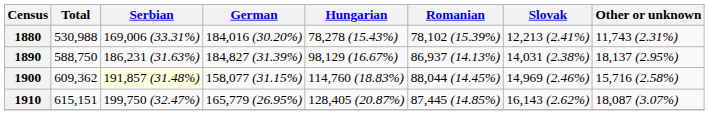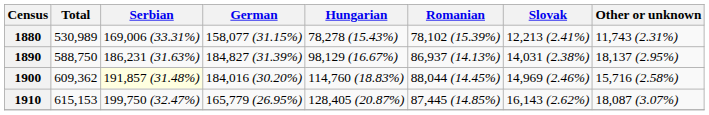(76, 36) 530,988 -> (76, 36) 530,989
(254, 36) 184,016 (30.20%) -> (254, 36) 158,077 (31.15%)
(254, 78) 158,077 (31.15%) -> (254, 78) 184,016 (30.20%)
(76, 99) 615,151 -> (76, 99) 615,153
